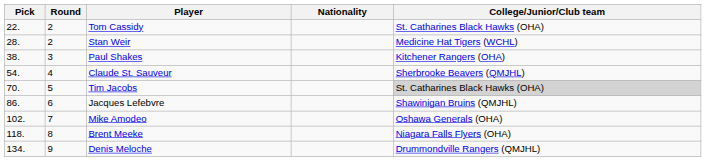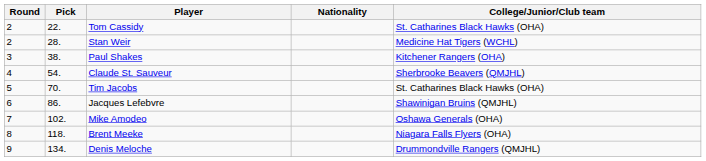columns swapped: (66, 12) <-> (25, 12)
(470, 88) lightgrey background -> (470, 88) no background
